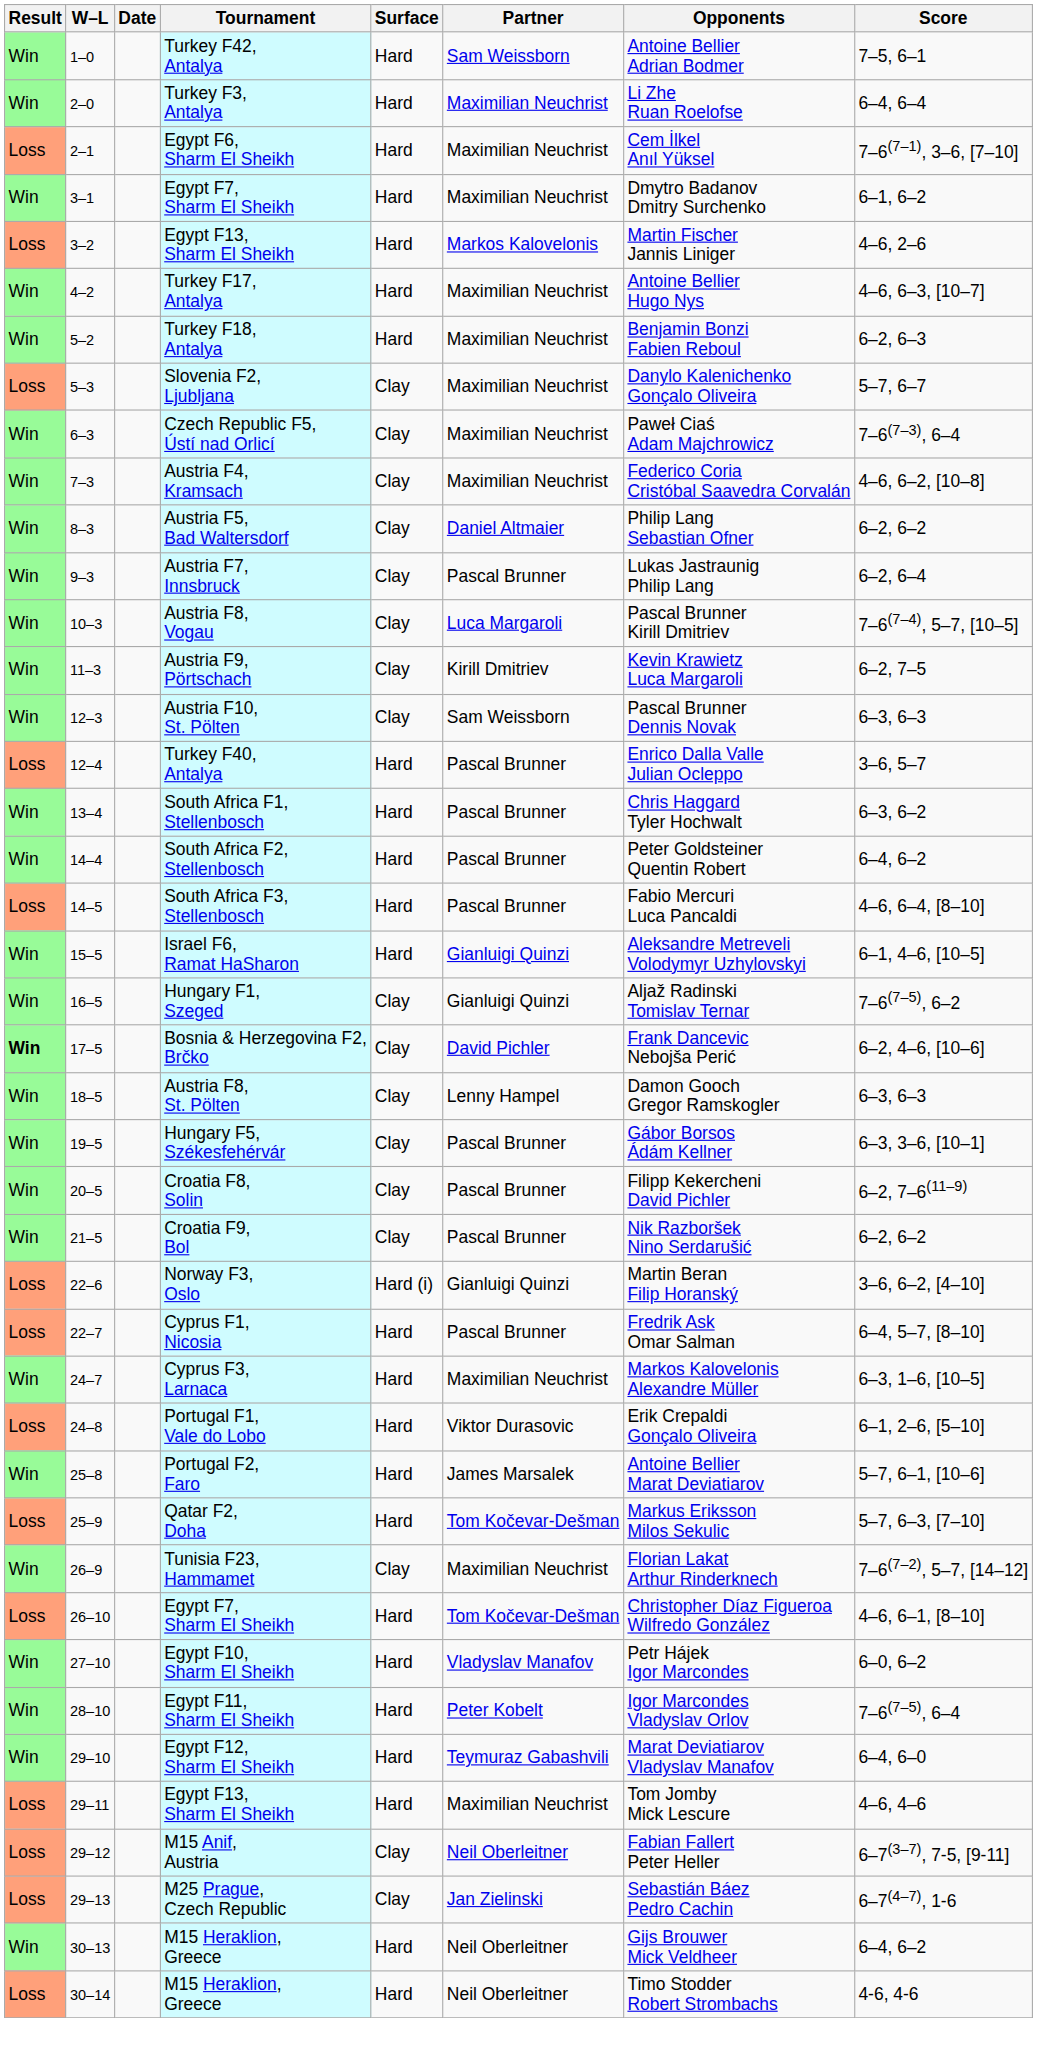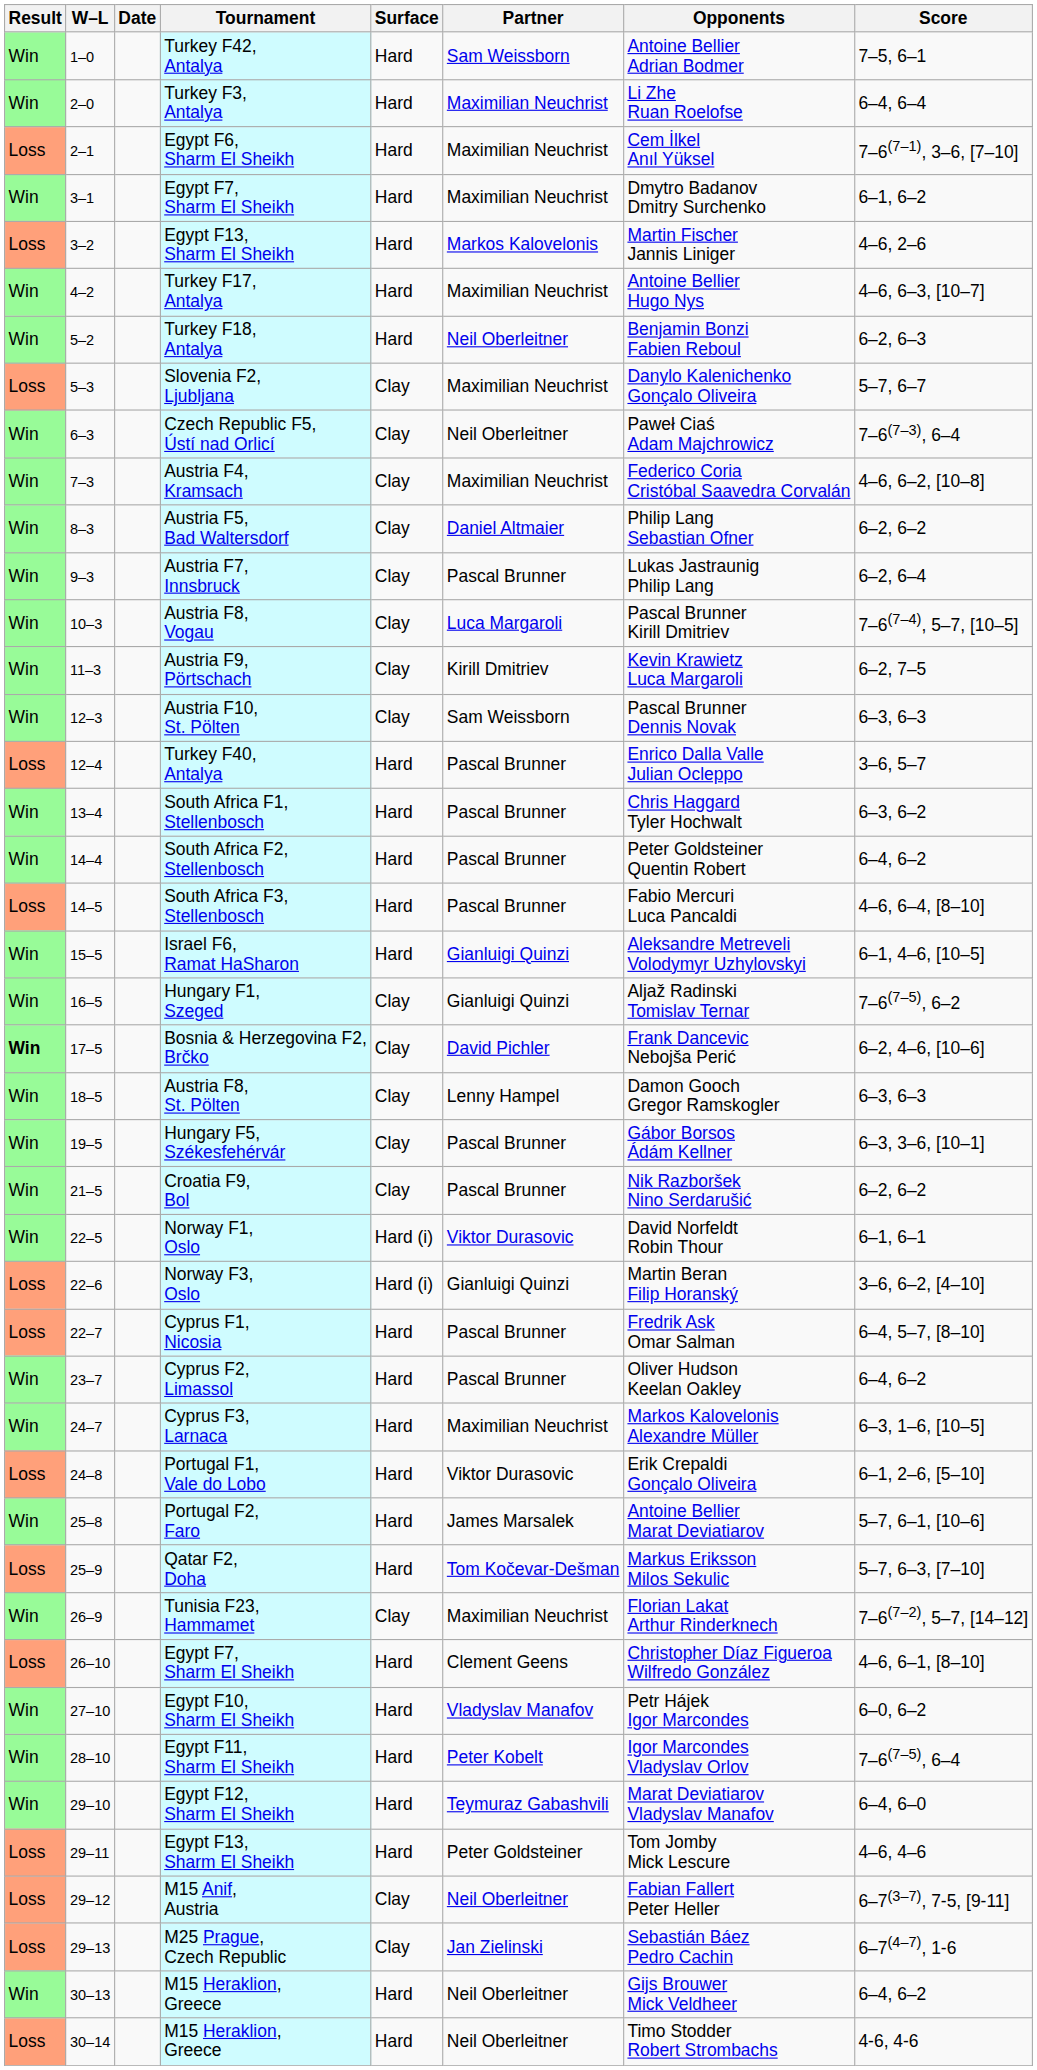(527, 339) Maximilian Neuchrist -> (507, 339) Neil Oberleitner
(527, 434) Maximilian Neuchrist -> (507, 434) Neil Oberleitner
- row: (86, 1191)
+ row: (86, 1238)
+ row: (86, 1380)
(533, 1615) Tom Kočevar-Dešman -> (507, 1663) Clement Geens
(527, 1805) Maximilian Neuchrist -> (515, 1852) Peter Goldsteiner
